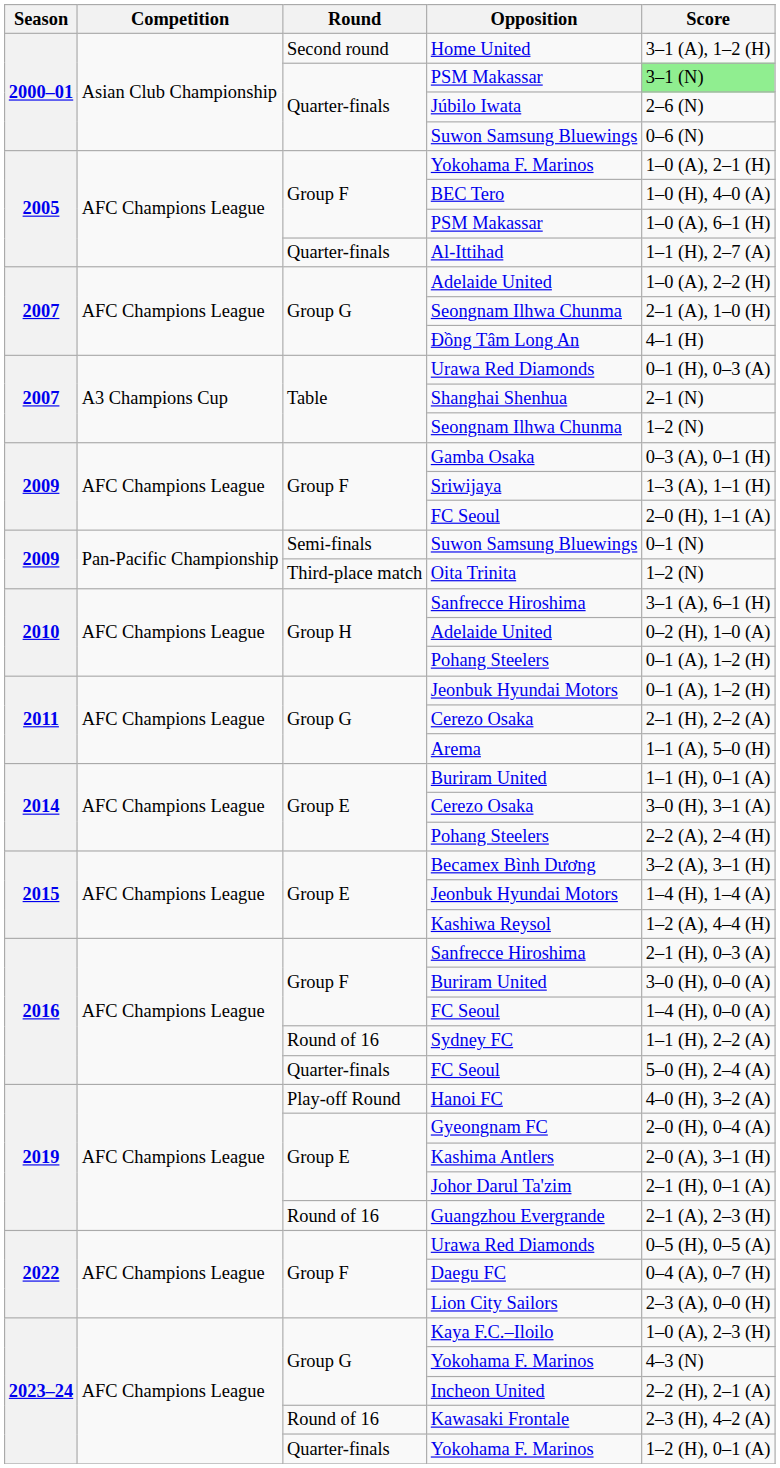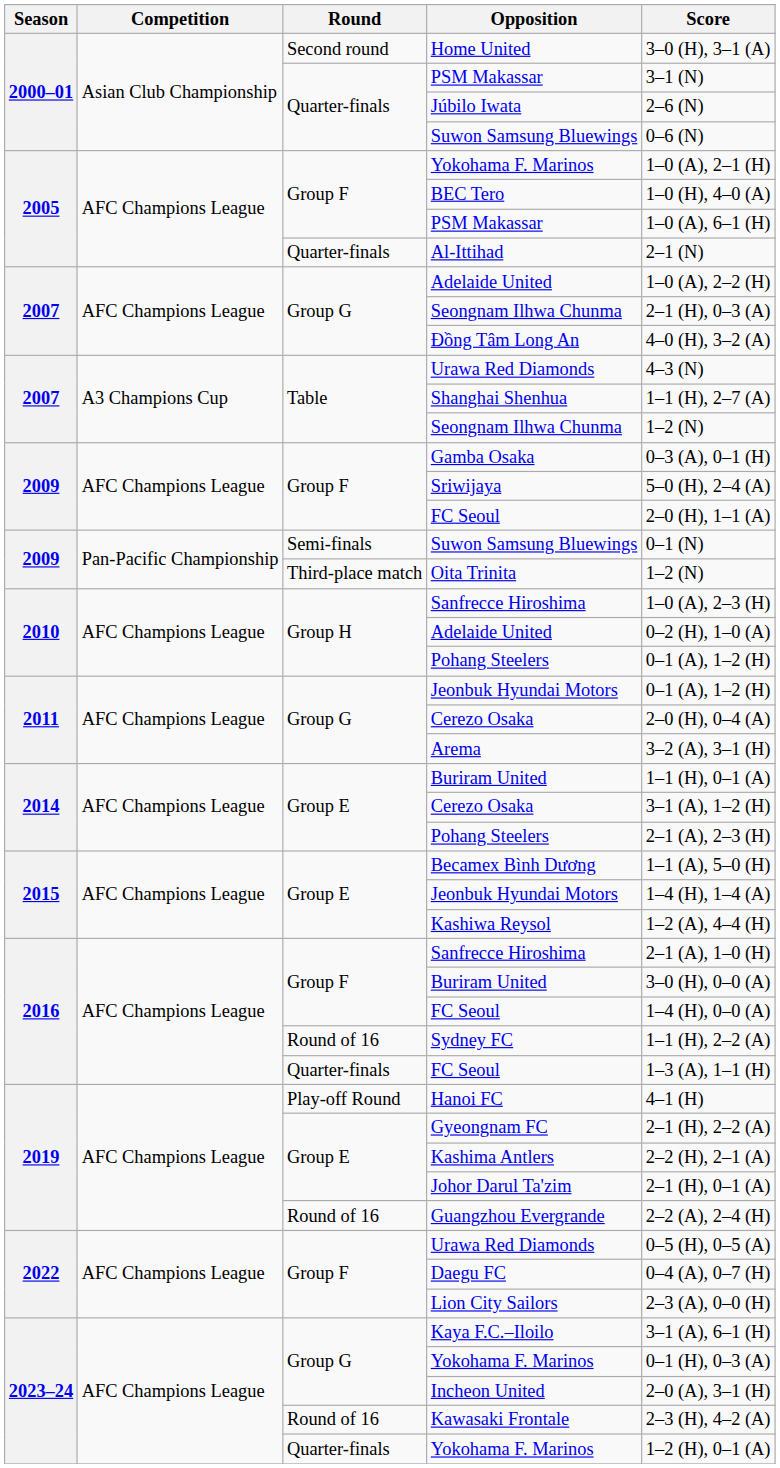(708, 48) 3–1 (A), 1–2 (H) -> (708, 48) 3–0 (H), 3–1 (A)
(675, 77) lightgreen background -> (675, 77) no background
(708, 252) 1–1 (H), 2–7 (A) -> (675, 252) 2–1 (N)
(708, 310) 2–1 (A), 1–0 (H) -> (708, 310) 2–1 (H), 0–3 (A)
(675, 340) 4–1 (H) -> (708, 340) 4–0 (H), 3–2 (A)
(708, 369) 0–1 (H), 0–3 (A) -> (675, 369) 4–3 (N)
(675, 398) 2–1 (N) -> (708, 398) 1–1 (H), 2–7 (A)
(708, 485) 1–3 (A), 1–1 (H) -> (708, 485) 5–0 (H), 2–4 (A)
(708, 602) 3–1 (A), 6–1 (H) -> (708, 602) 1–0 (A), 2–3 (H)
(708, 719) 2–1 (H), 2–2 (A) -> (708, 719) 2–0 (H), 0–4 (A)
(708, 748) 1–1 (A), 5–0 (H) -> (708, 748) 3–2 (A), 3–1 (H)
(708, 806) 3–0 (H), 3–1 (A) -> (708, 806) 3–1 (A), 1–2 (H)
(708, 836) 2–2 (A), 2–4 (H) -> (708, 836) 2–1 (A), 2–3 (H)
(708, 865) 3–2 (A), 3–1 (H) -> (708, 865) 1–1 (A), 5–0 (H)
(708, 952) 2–1 (H), 0–3 (A) -> (708, 952) 2–1 (A), 1–0 (H)
(708, 1069) 5–0 (H), 2–4 (A) -> (708, 1069) 1–3 (A), 1–1 (H)
(708, 1098) 4–0 (H), 3–2 (A) -> (675, 1098) 4–1 (H)
(708, 1127) 2–0 (H), 0–4 (A) -> (708, 1127) 2–1 (H), 2–2 (A)
(708, 1157) 2–0 (A), 3–1 (H) -> (708, 1157) 2–2 (H), 2–1 (A)
(708, 1215) 2–1 (A), 2–3 (H) -> (708, 1215) 2–2 (A), 2–4 (H)
(708, 1332) 1–0 (A), 2–3 (H) -> (708, 1332) 3–1 (A), 6–1 (H)
(675, 1361) 4–3 (N) -> (708, 1361) 0–1 (H), 0–3 (A)
(708, 1390) 2–2 (H), 2–1 (A) -> (708, 1390) 2–0 (A), 3–1 (H)
